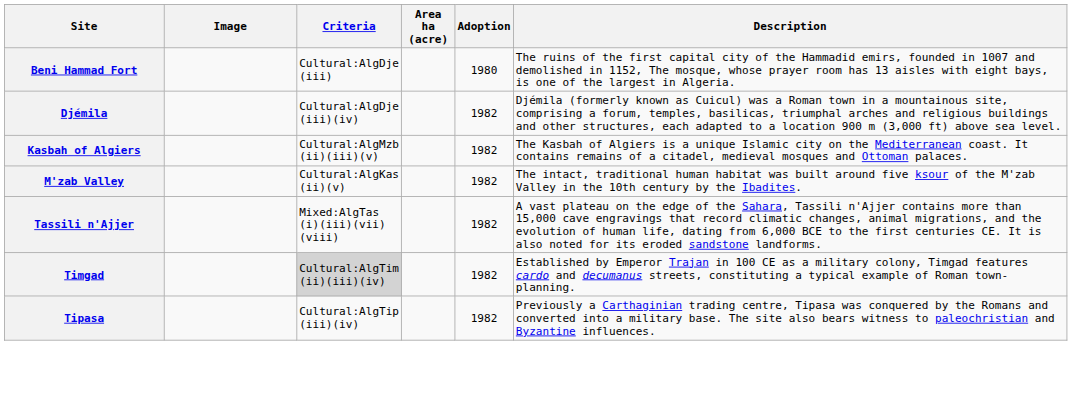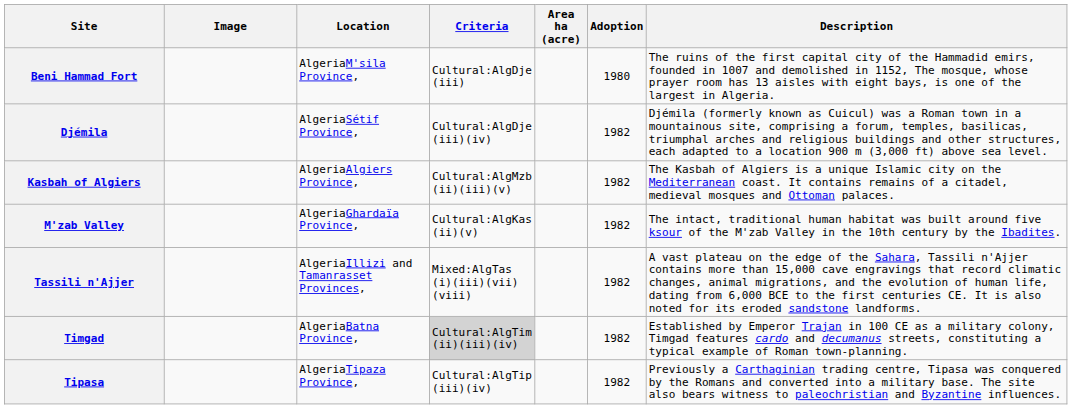+ column: (363, 26)
